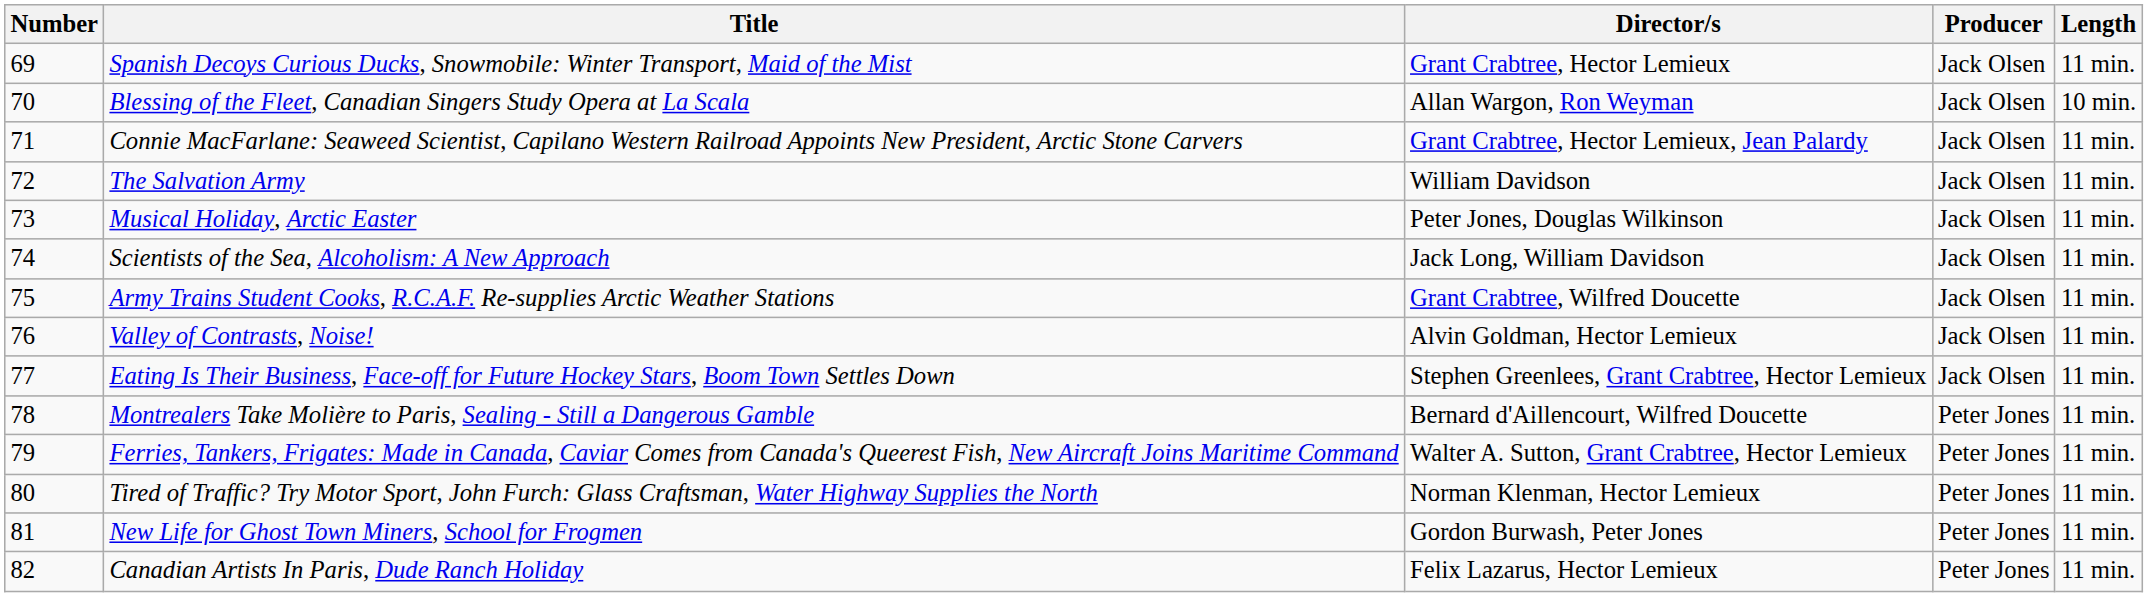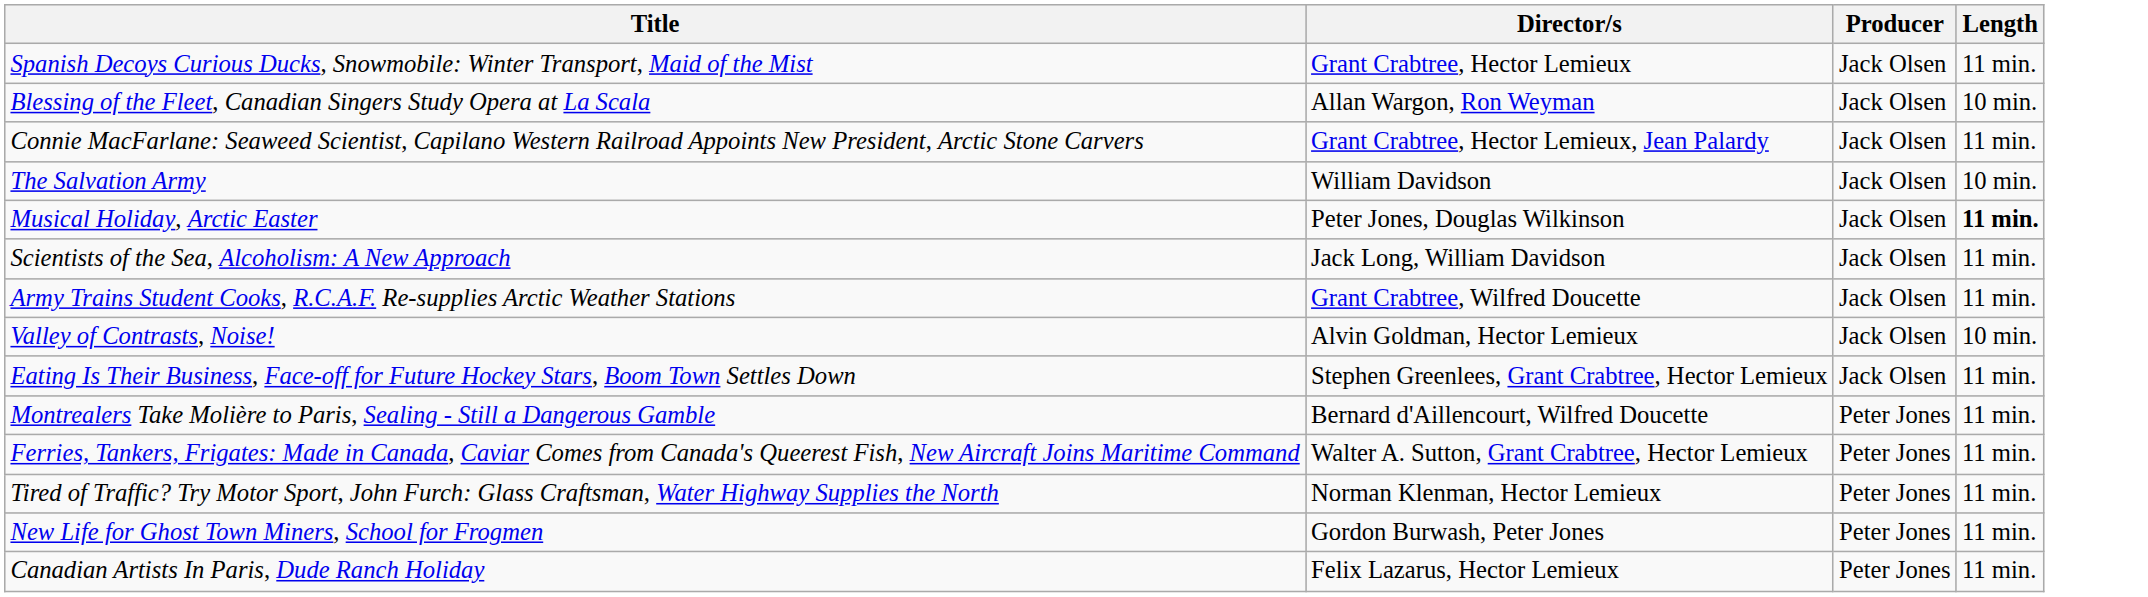- column: (54, 24)
(2098, 180) 11 min. -> (2000, 180) 10 min.
(2098, 219) normal -> (2000, 219) bold
(2098, 336) 11 min. -> (2000, 336) 10 min.
